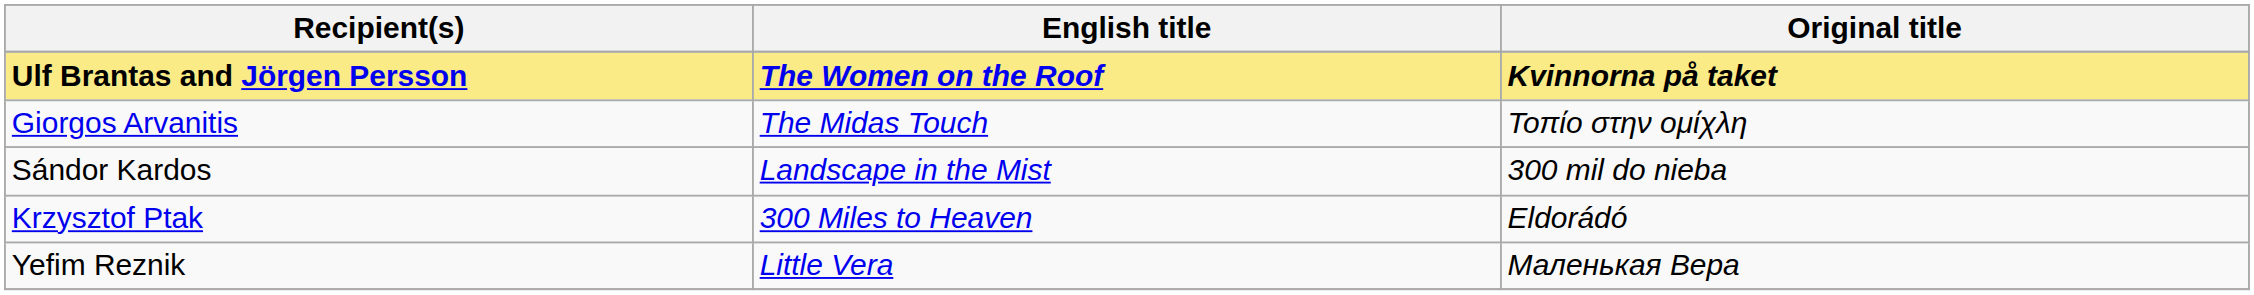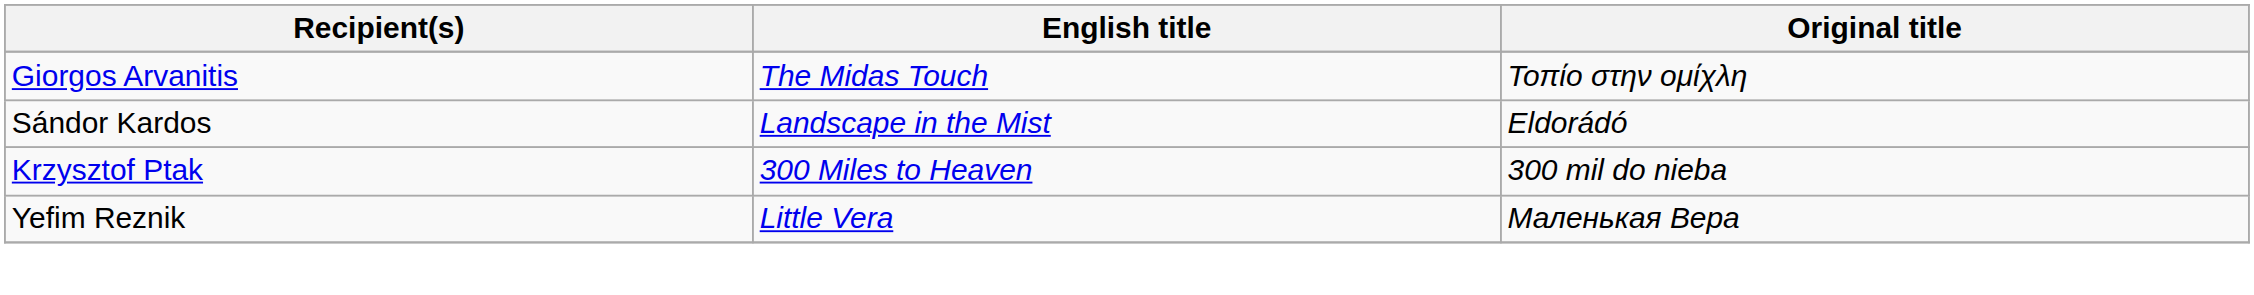- row: (240, 75)
(1617, 170) 300 mil do nieba -> (1567, 123) Eldorádó
(1567, 218) Eldorádó -> (1617, 170) 300 mil do nieba
